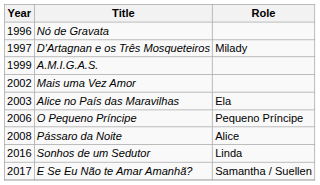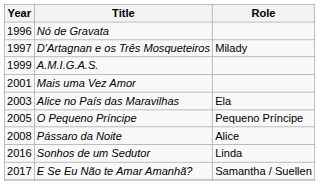(19, 84) 2002 -> (19, 84) 2001
(19, 119) 2006 -> (19, 119) 2005
